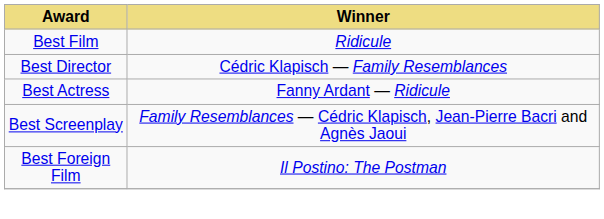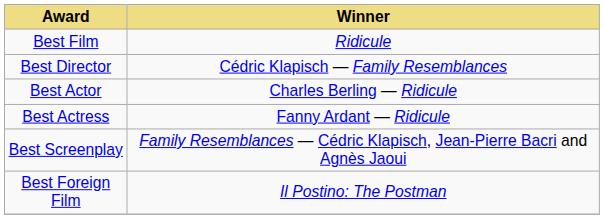+ row: (66, 91)
